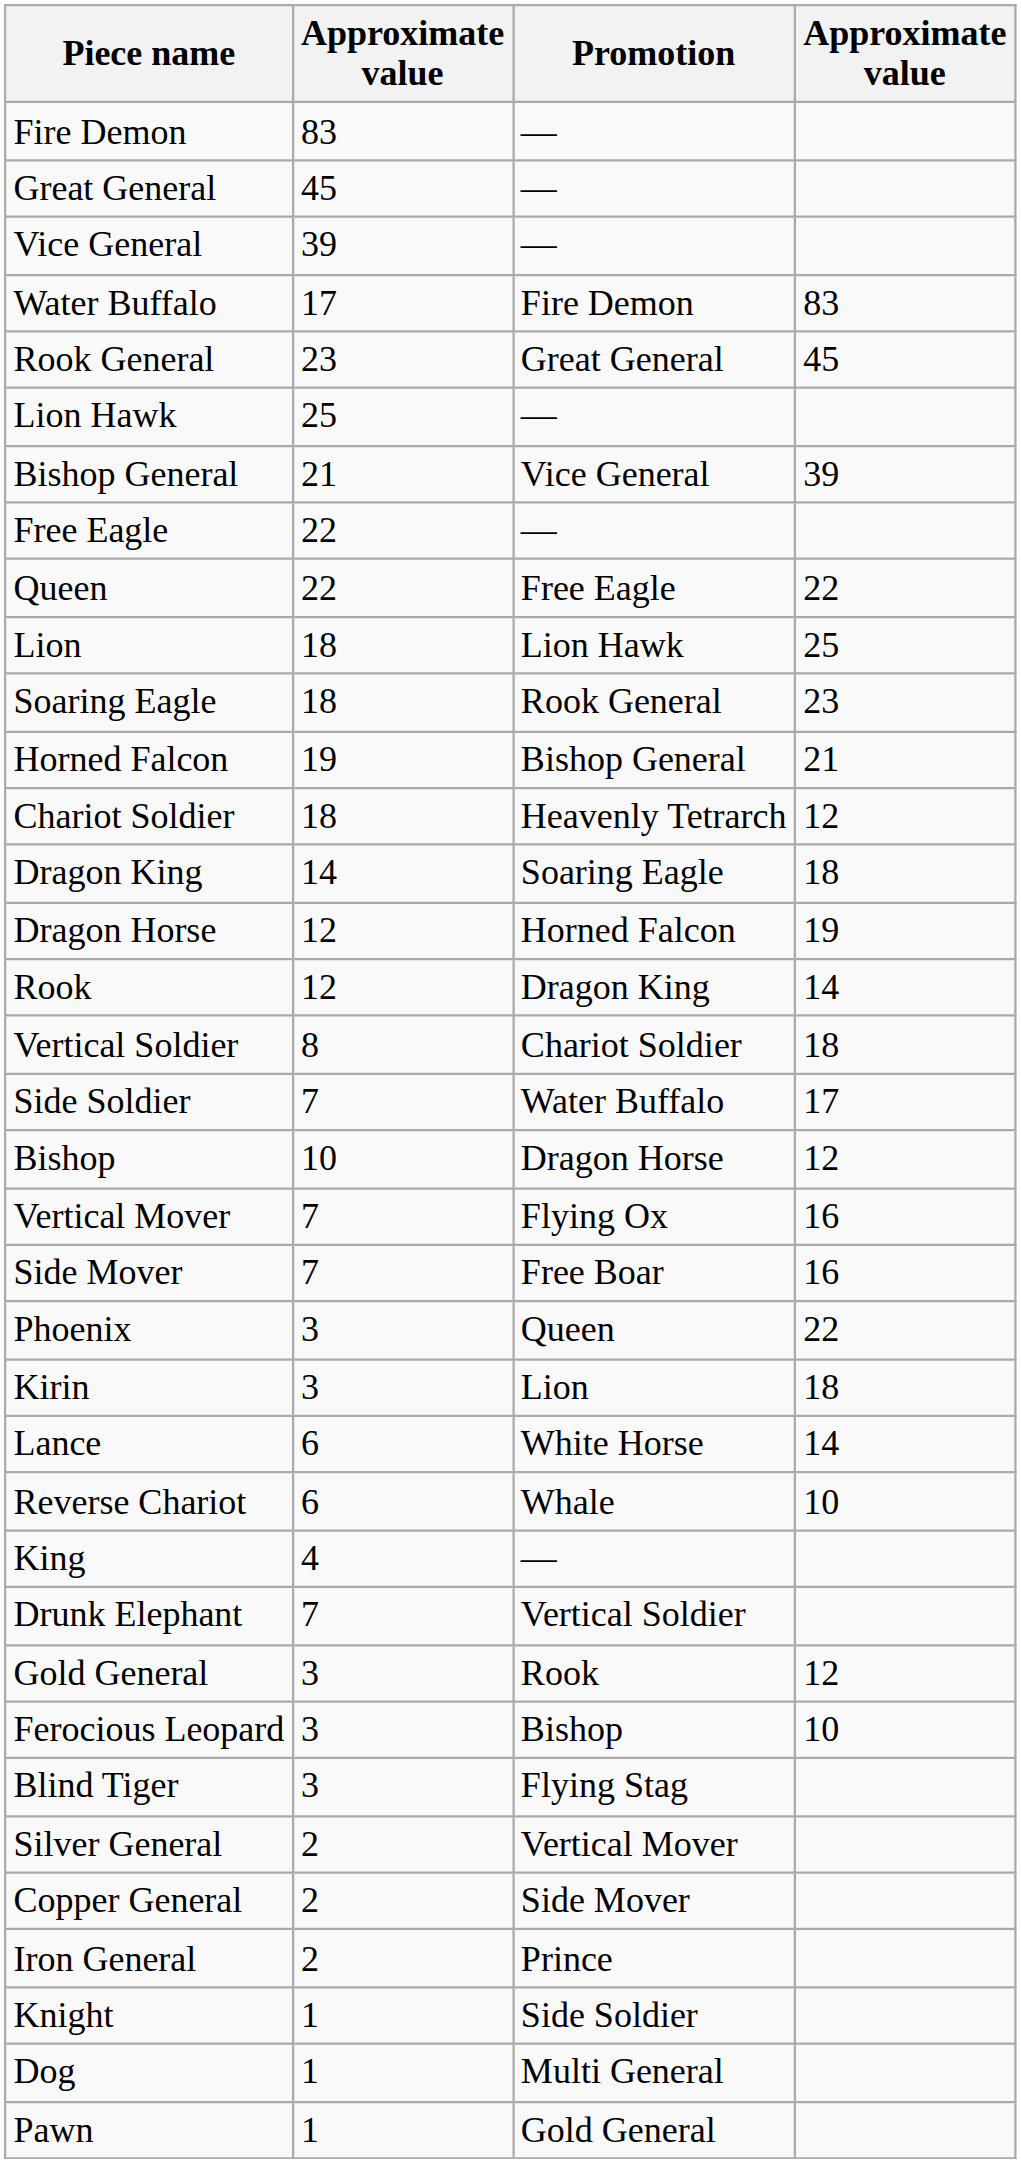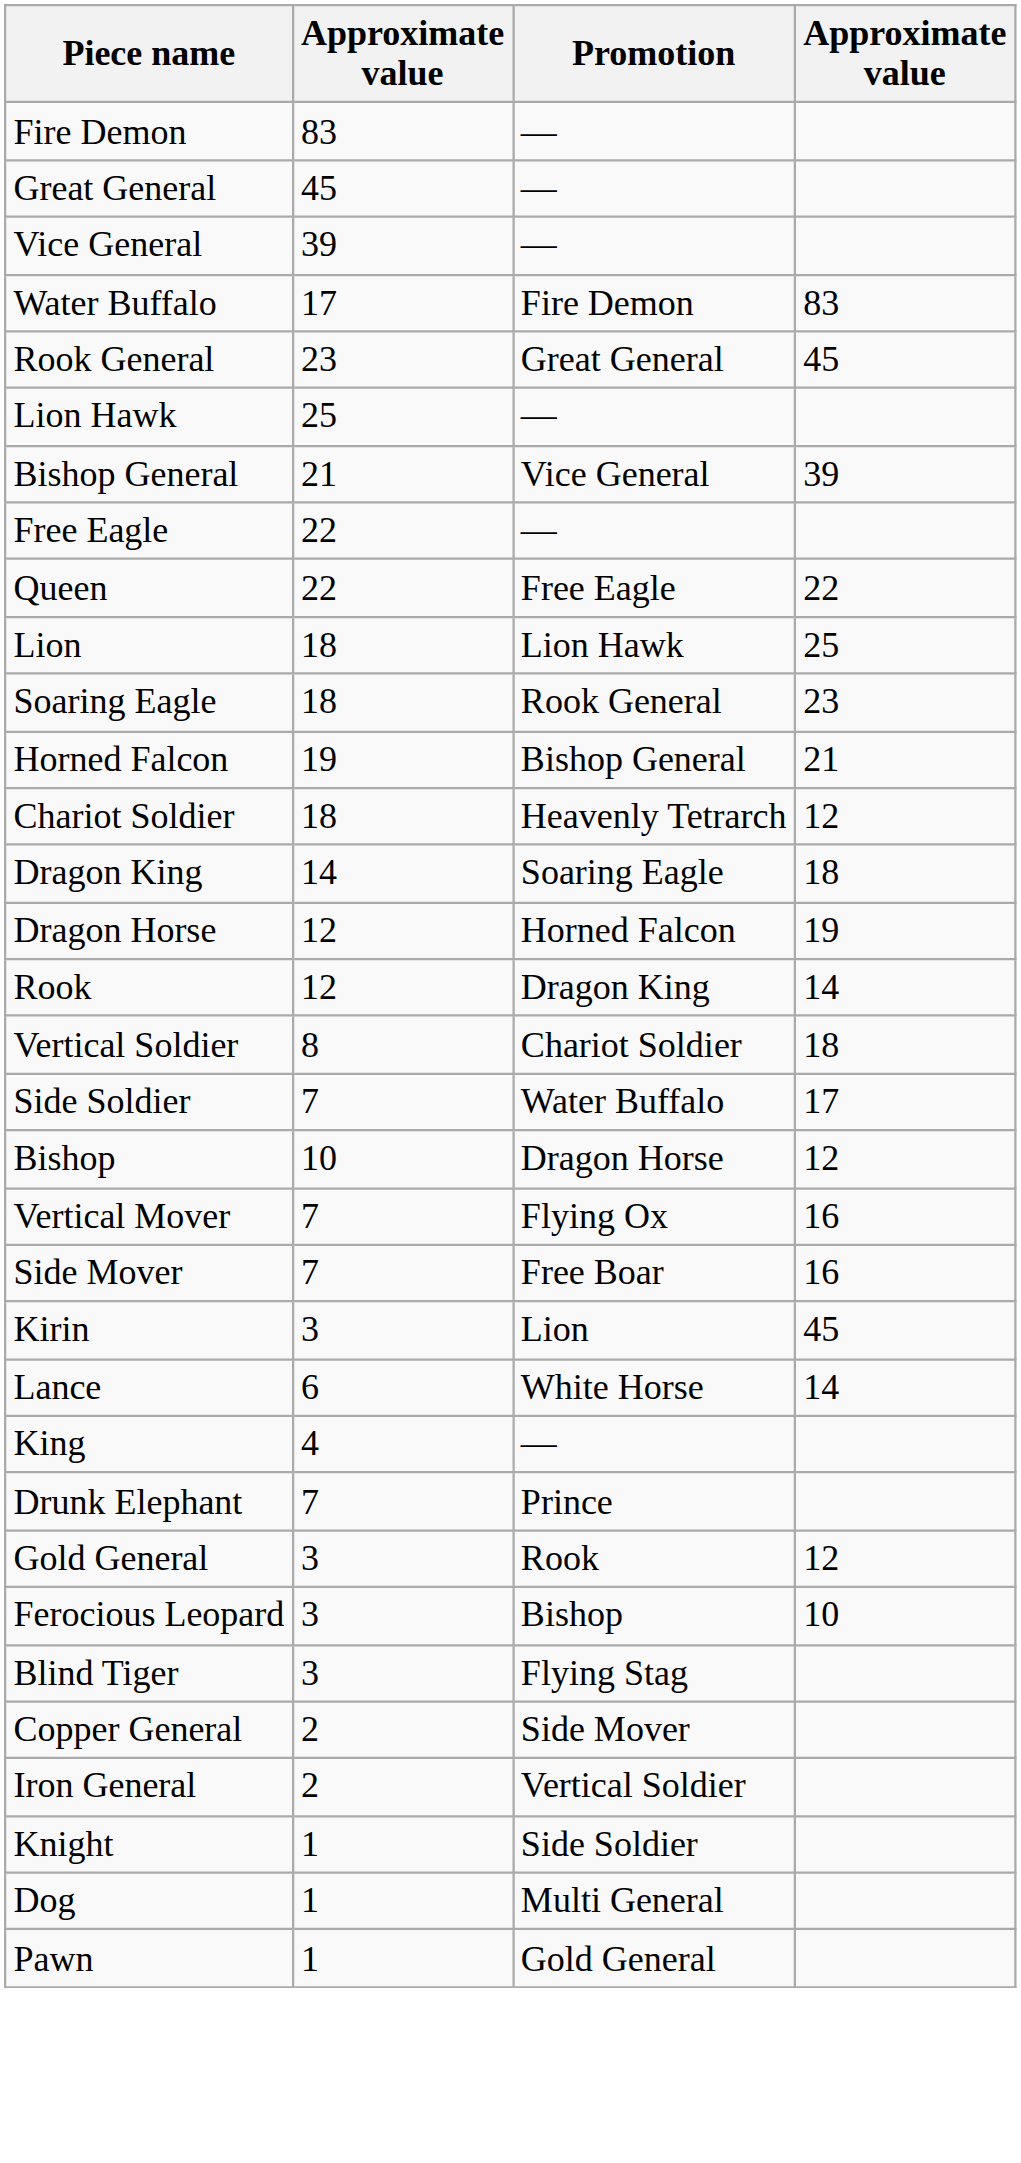- row: (72, 1329)
(821, 1386) 18 -> (821, 1329) 45
- row: (130, 1500)
(633, 1615) Vertical Soldier -> (567, 1500) Prince
- row: (118, 1843)
(567, 1957) Prince -> (633, 1786) Vertical Soldier
